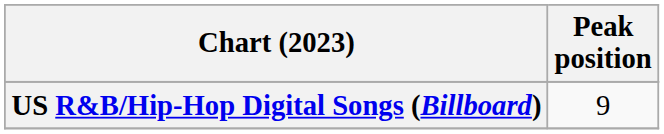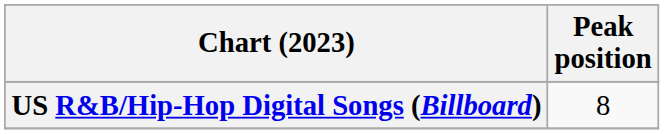(603, 104) 9 -> (603, 104) 8
